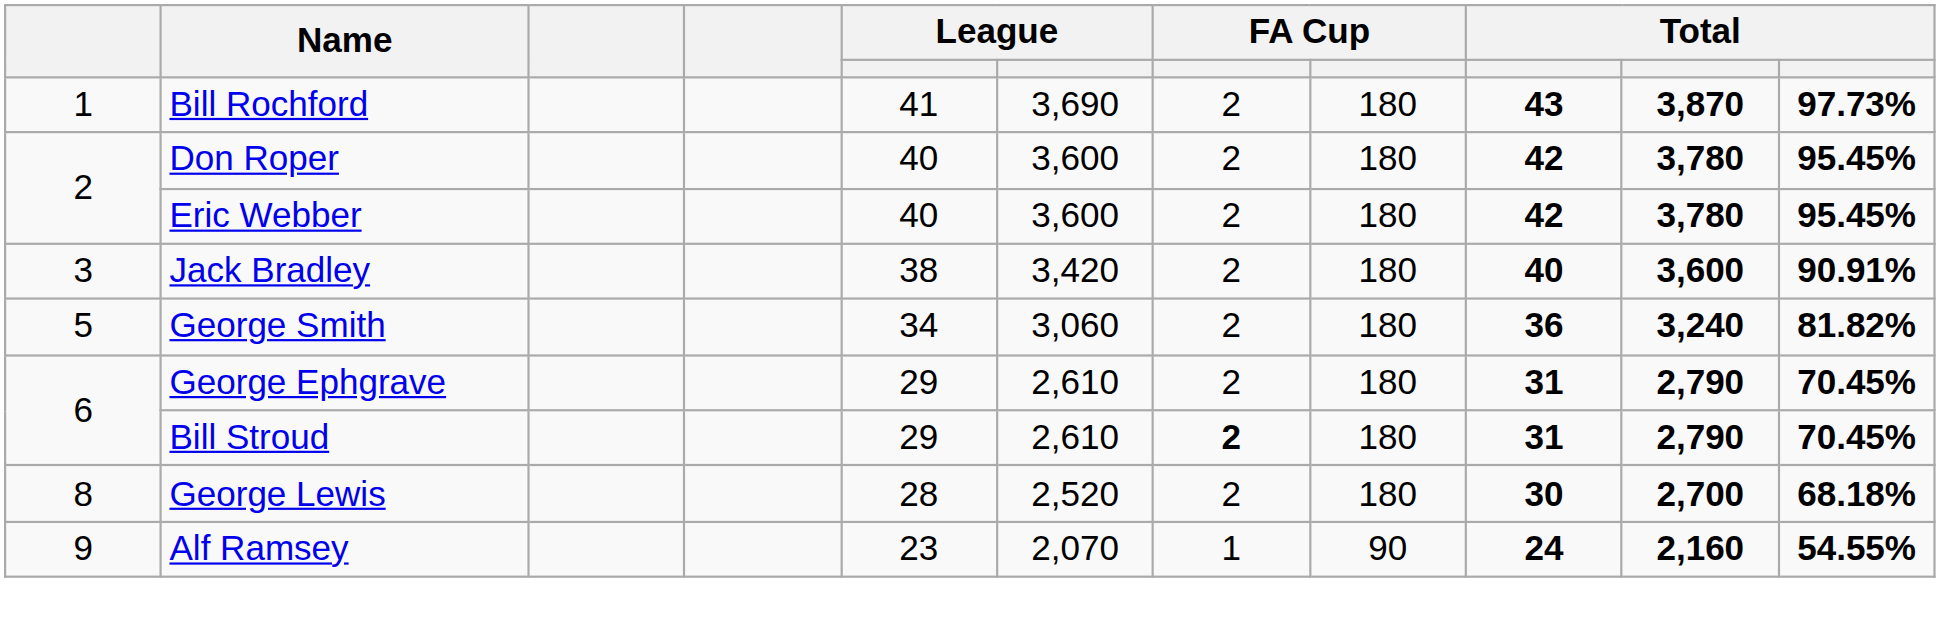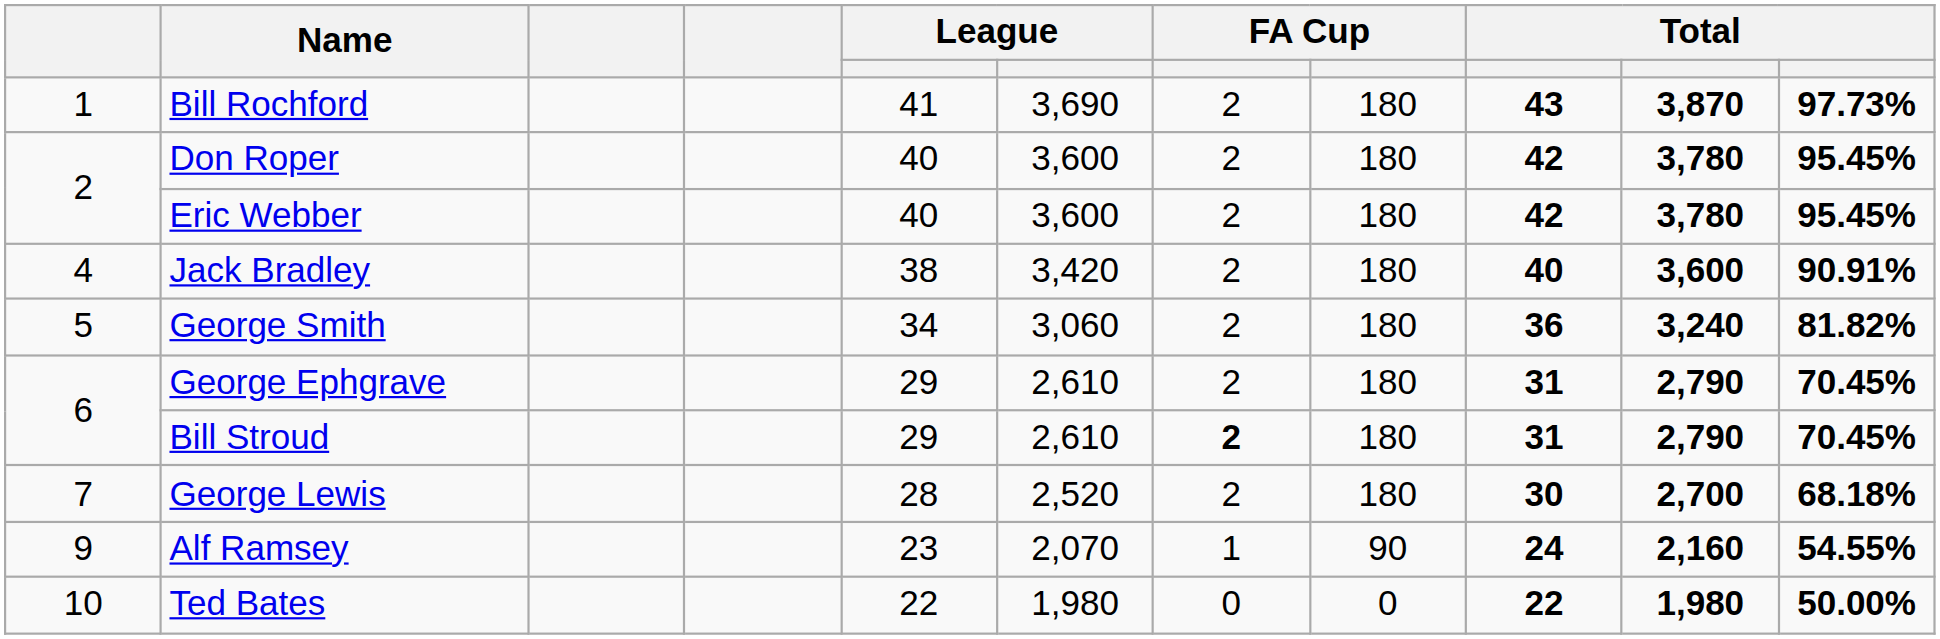(83, 270) 3 -> (83, 270) 4
(83, 493) 8 -> (83, 493) 7
+ row: (247, 604)
